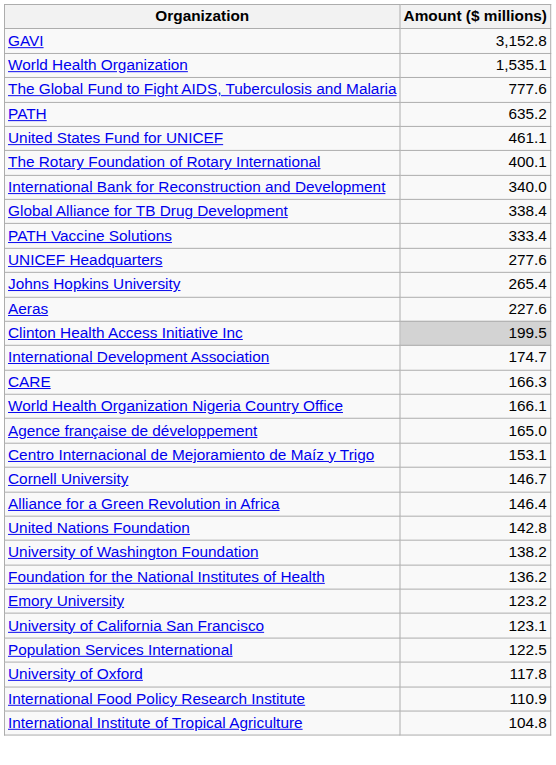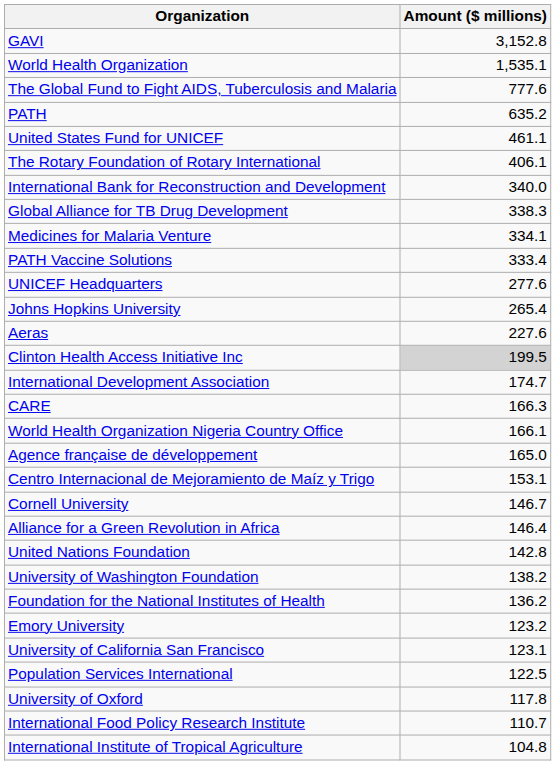(528, 162) 400.1 -> (528, 162) 406.1
(528, 211) 338.4 -> (528, 211) 338.3
+ row: (110, 235)
(528, 698) 110.9 -> (528, 723) 110.7
